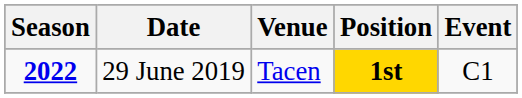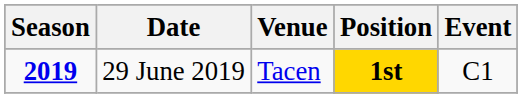(50, 70) 2022 -> (50, 70) 2019
